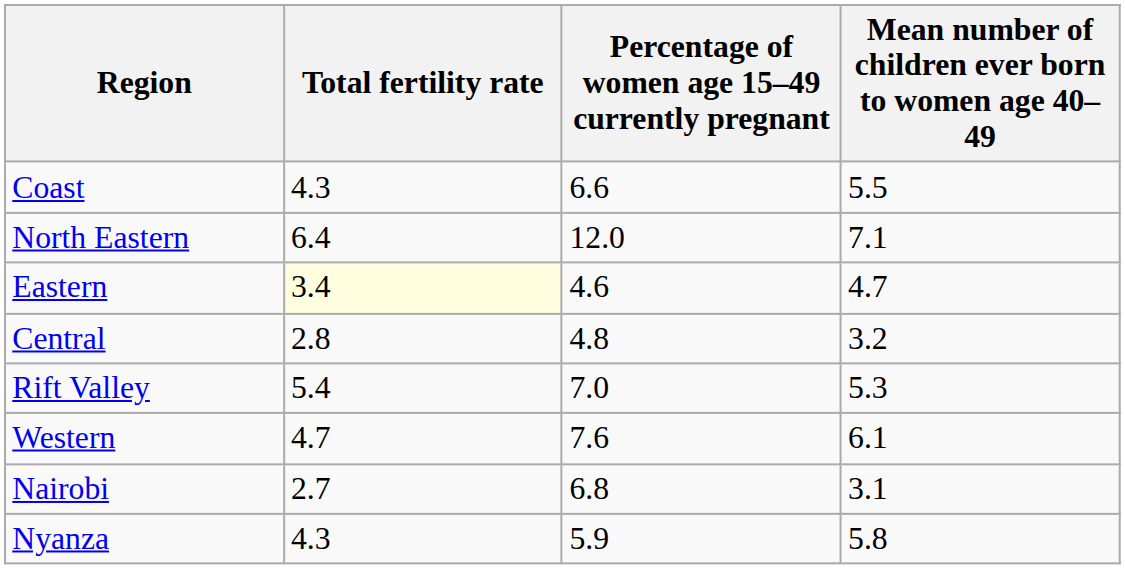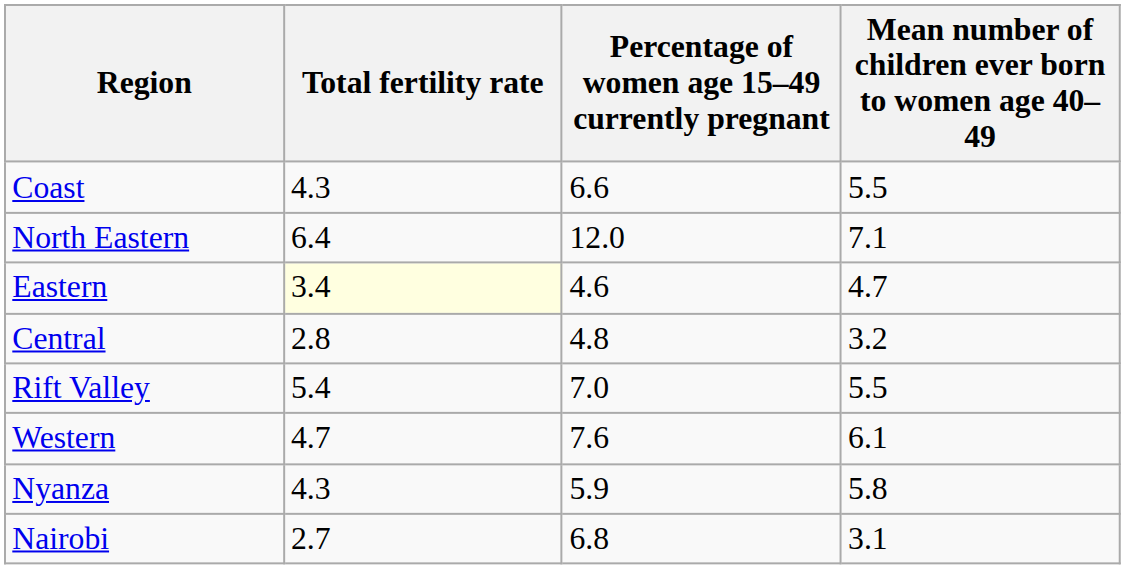(868, 387) 5.3 -> (868, 387) 5.5
rows swapped: (61, 538) <-> (61, 488)
